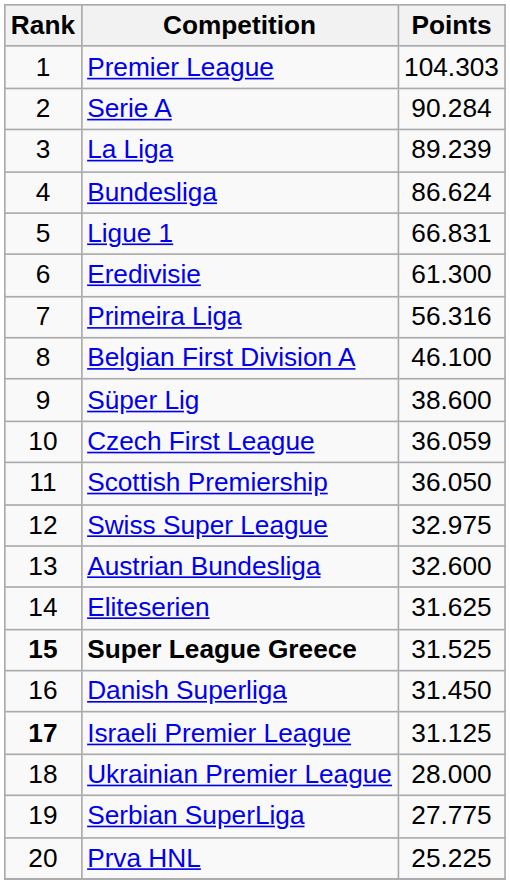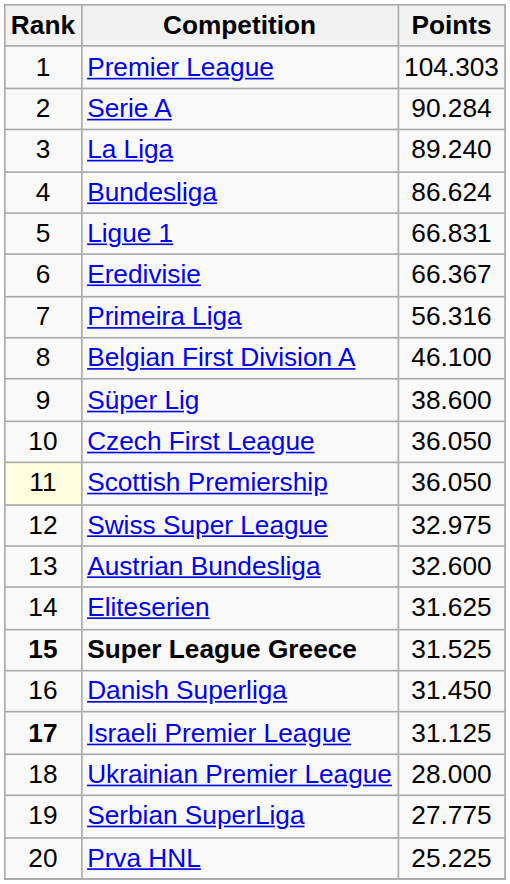(451, 150) 89.239 -> (451, 150) 89.240
(451, 274) 61.300 -> (451, 274) 66.367
(451, 441) 36.059 -> (451, 441) 36.050
(43, 483) no background -> (43, 483) lightyellow background
